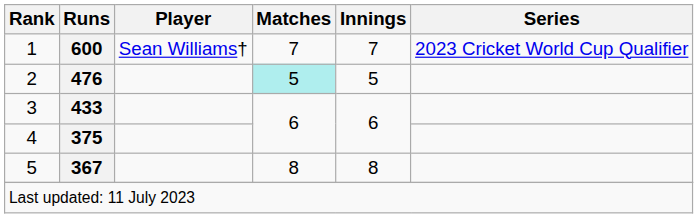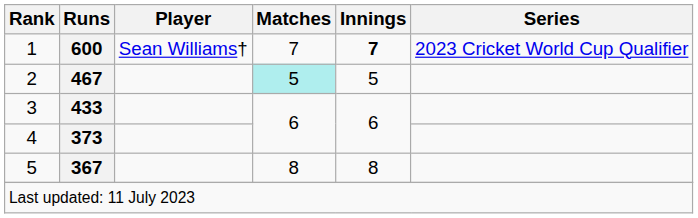(373, 49) normal -> (373, 49) bold
(87, 78) 476 -> (87, 78) 467
(87, 138) 375 -> (87, 138) 373
